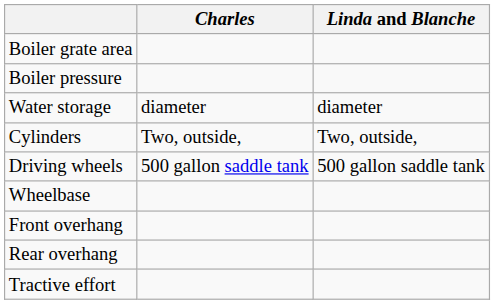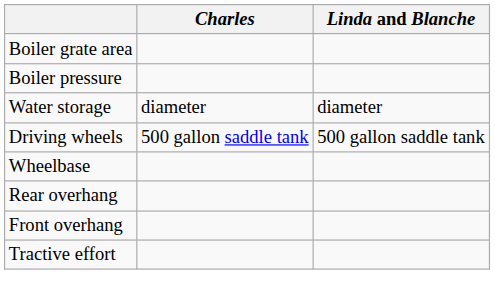- row: (45, 136)
rows swapped: (66, 225) <-> (63, 254)
